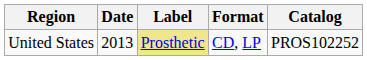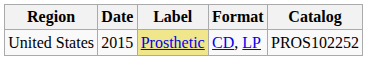(117, 42) 2013 -> (117, 42) 2015
